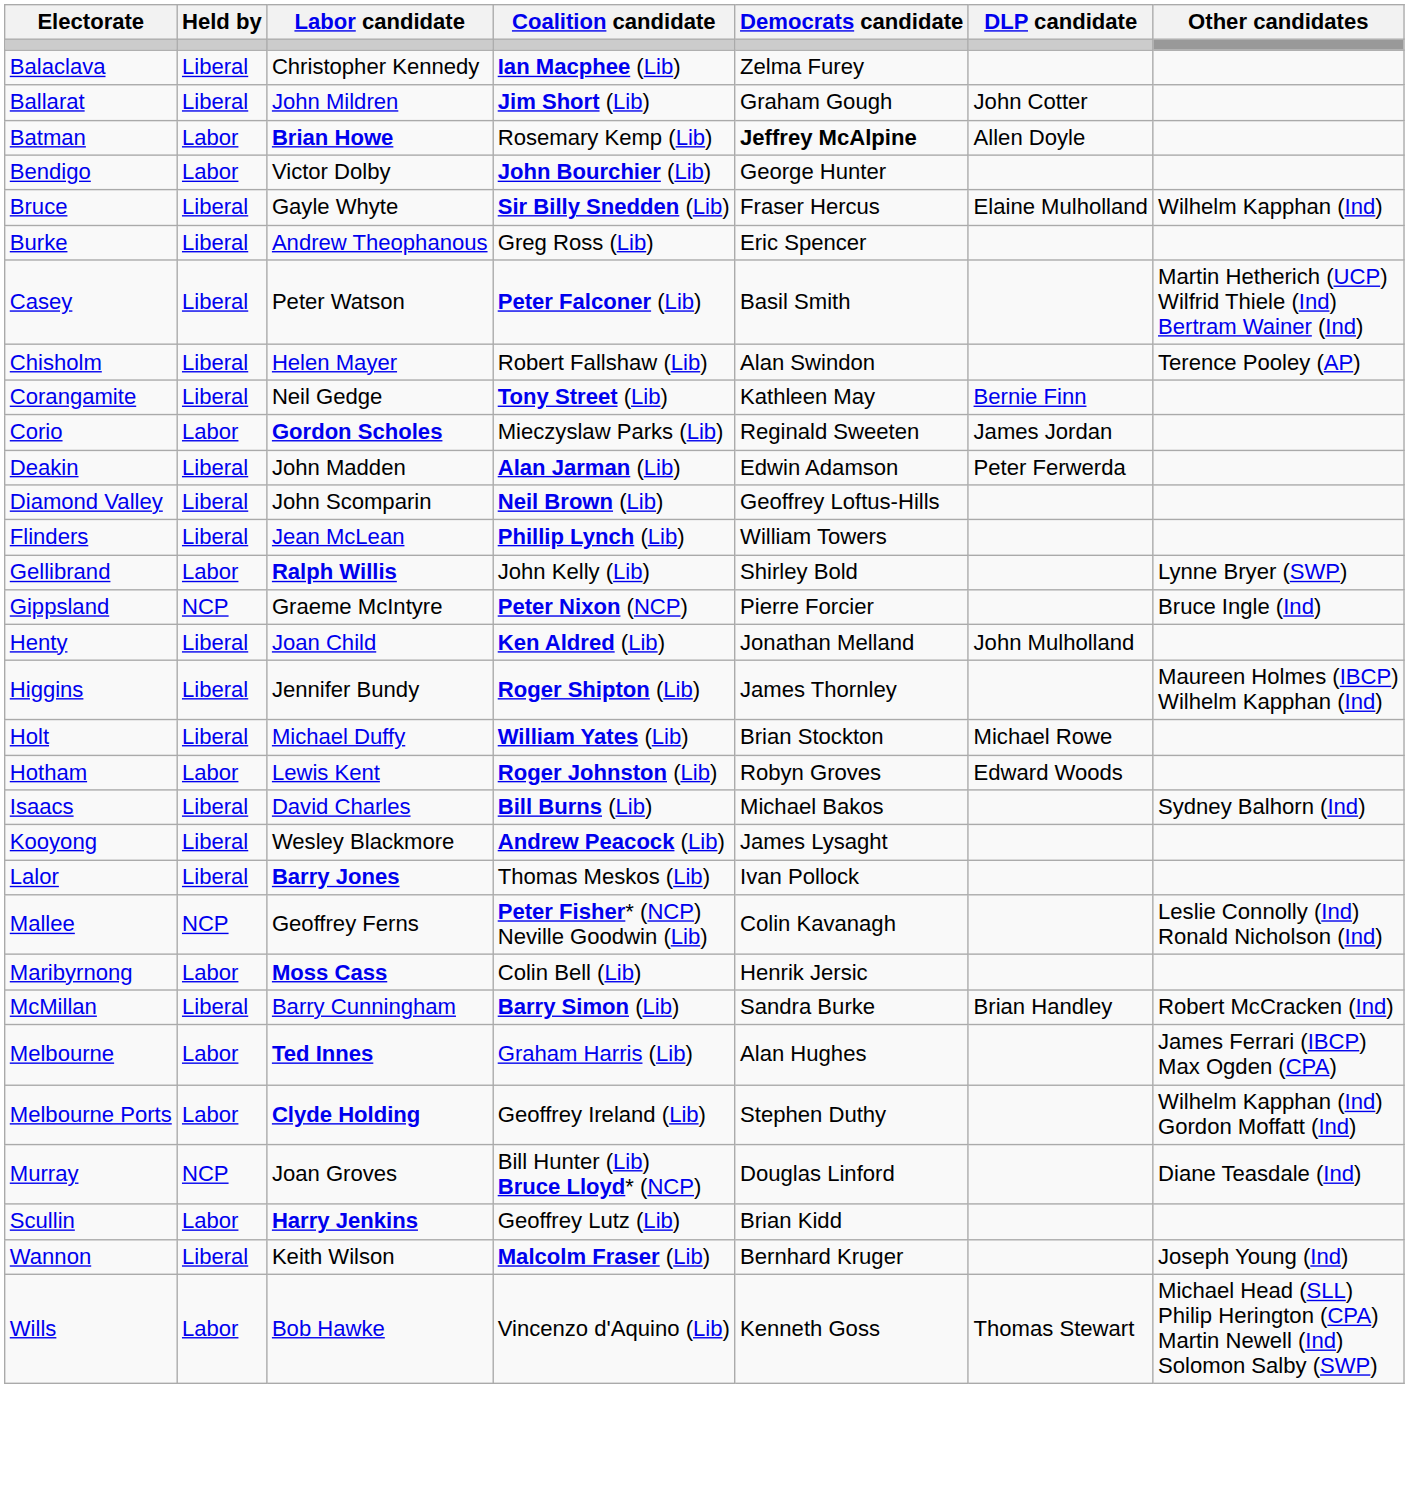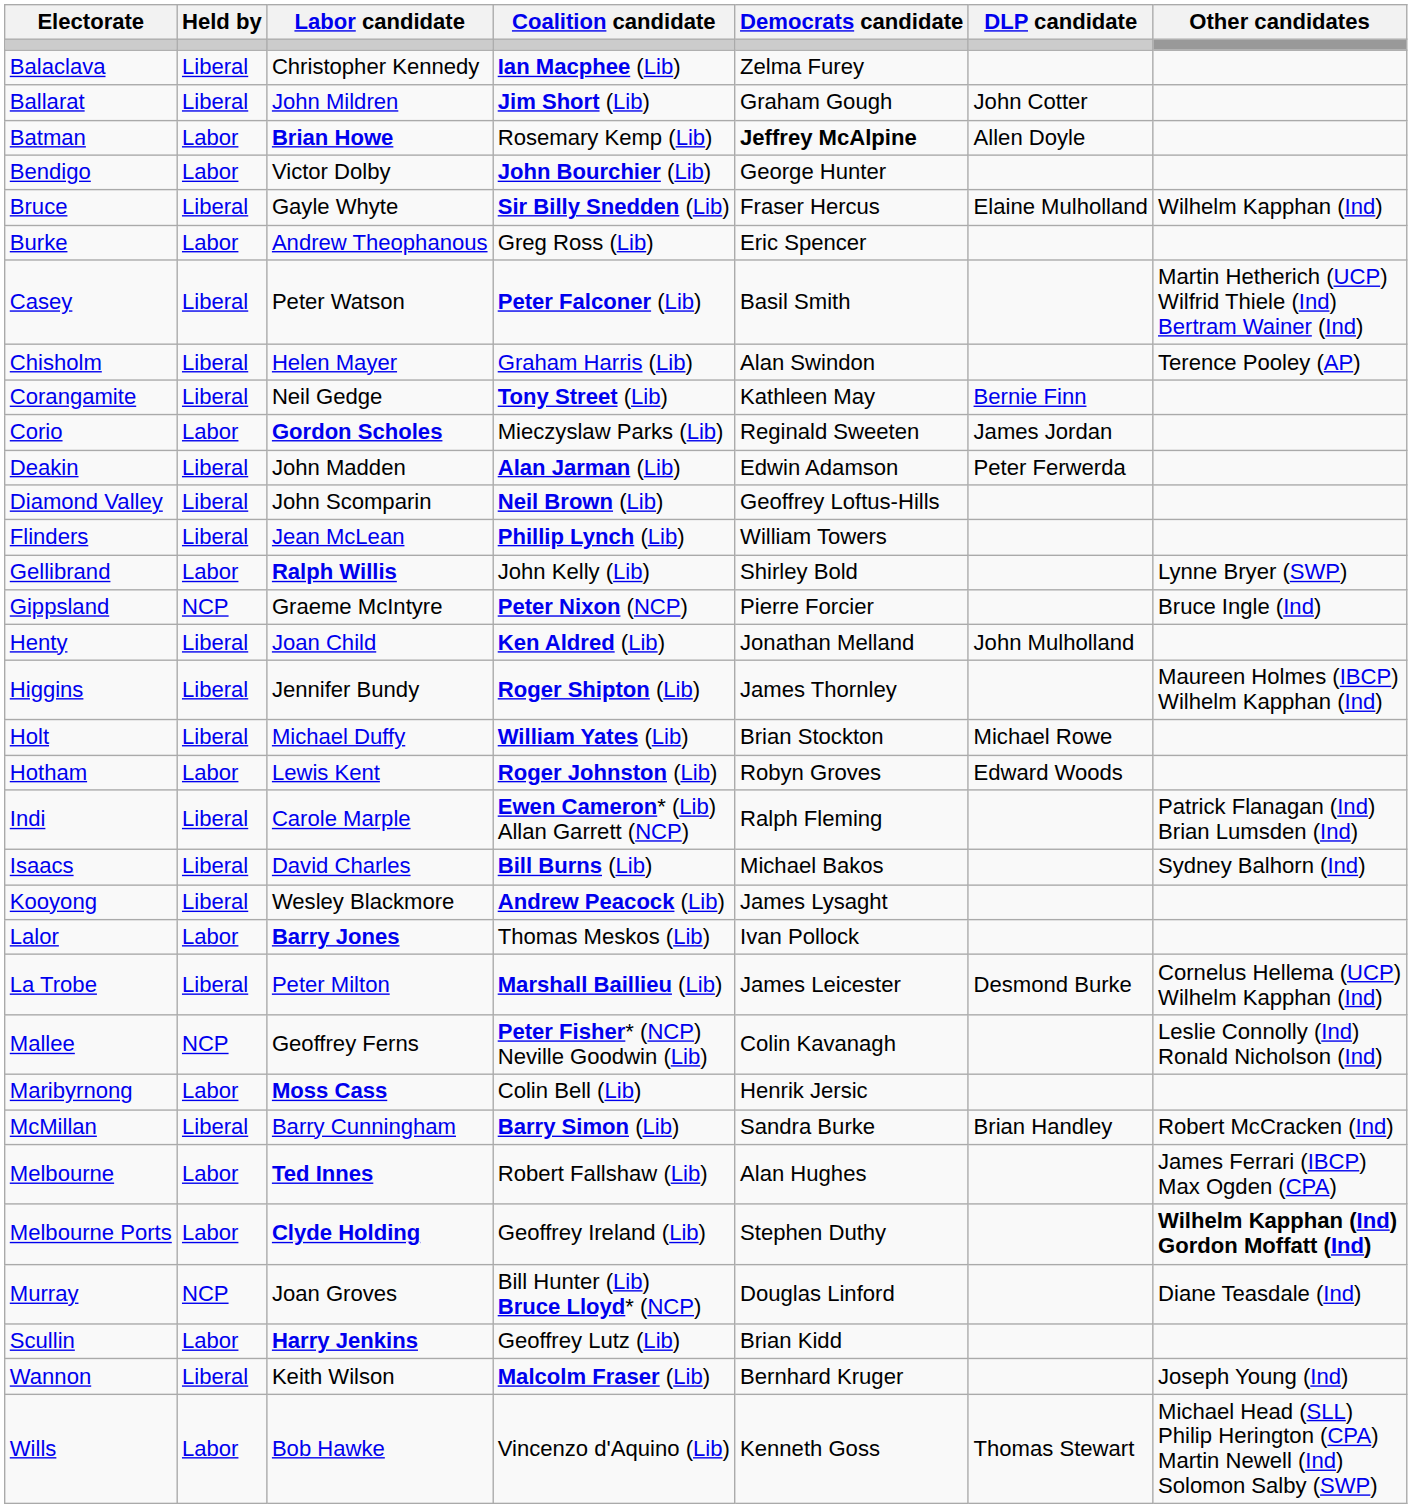(215, 242) Liberal -> (210, 242) Labor
(603, 362) Robert Fallshaw (Lib) -> (595, 362) Graham Harris (Lib)
+ row: (28, 819)
(215, 877) Liberal -> (210, 936) Labor
+ row: (53, 984)
(595, 1054) Graham Harris (Lib) -> (603, 1174) Robert Fallshaw (Lib)
(1270, 1114) normal -> (1278, 1233) bold
